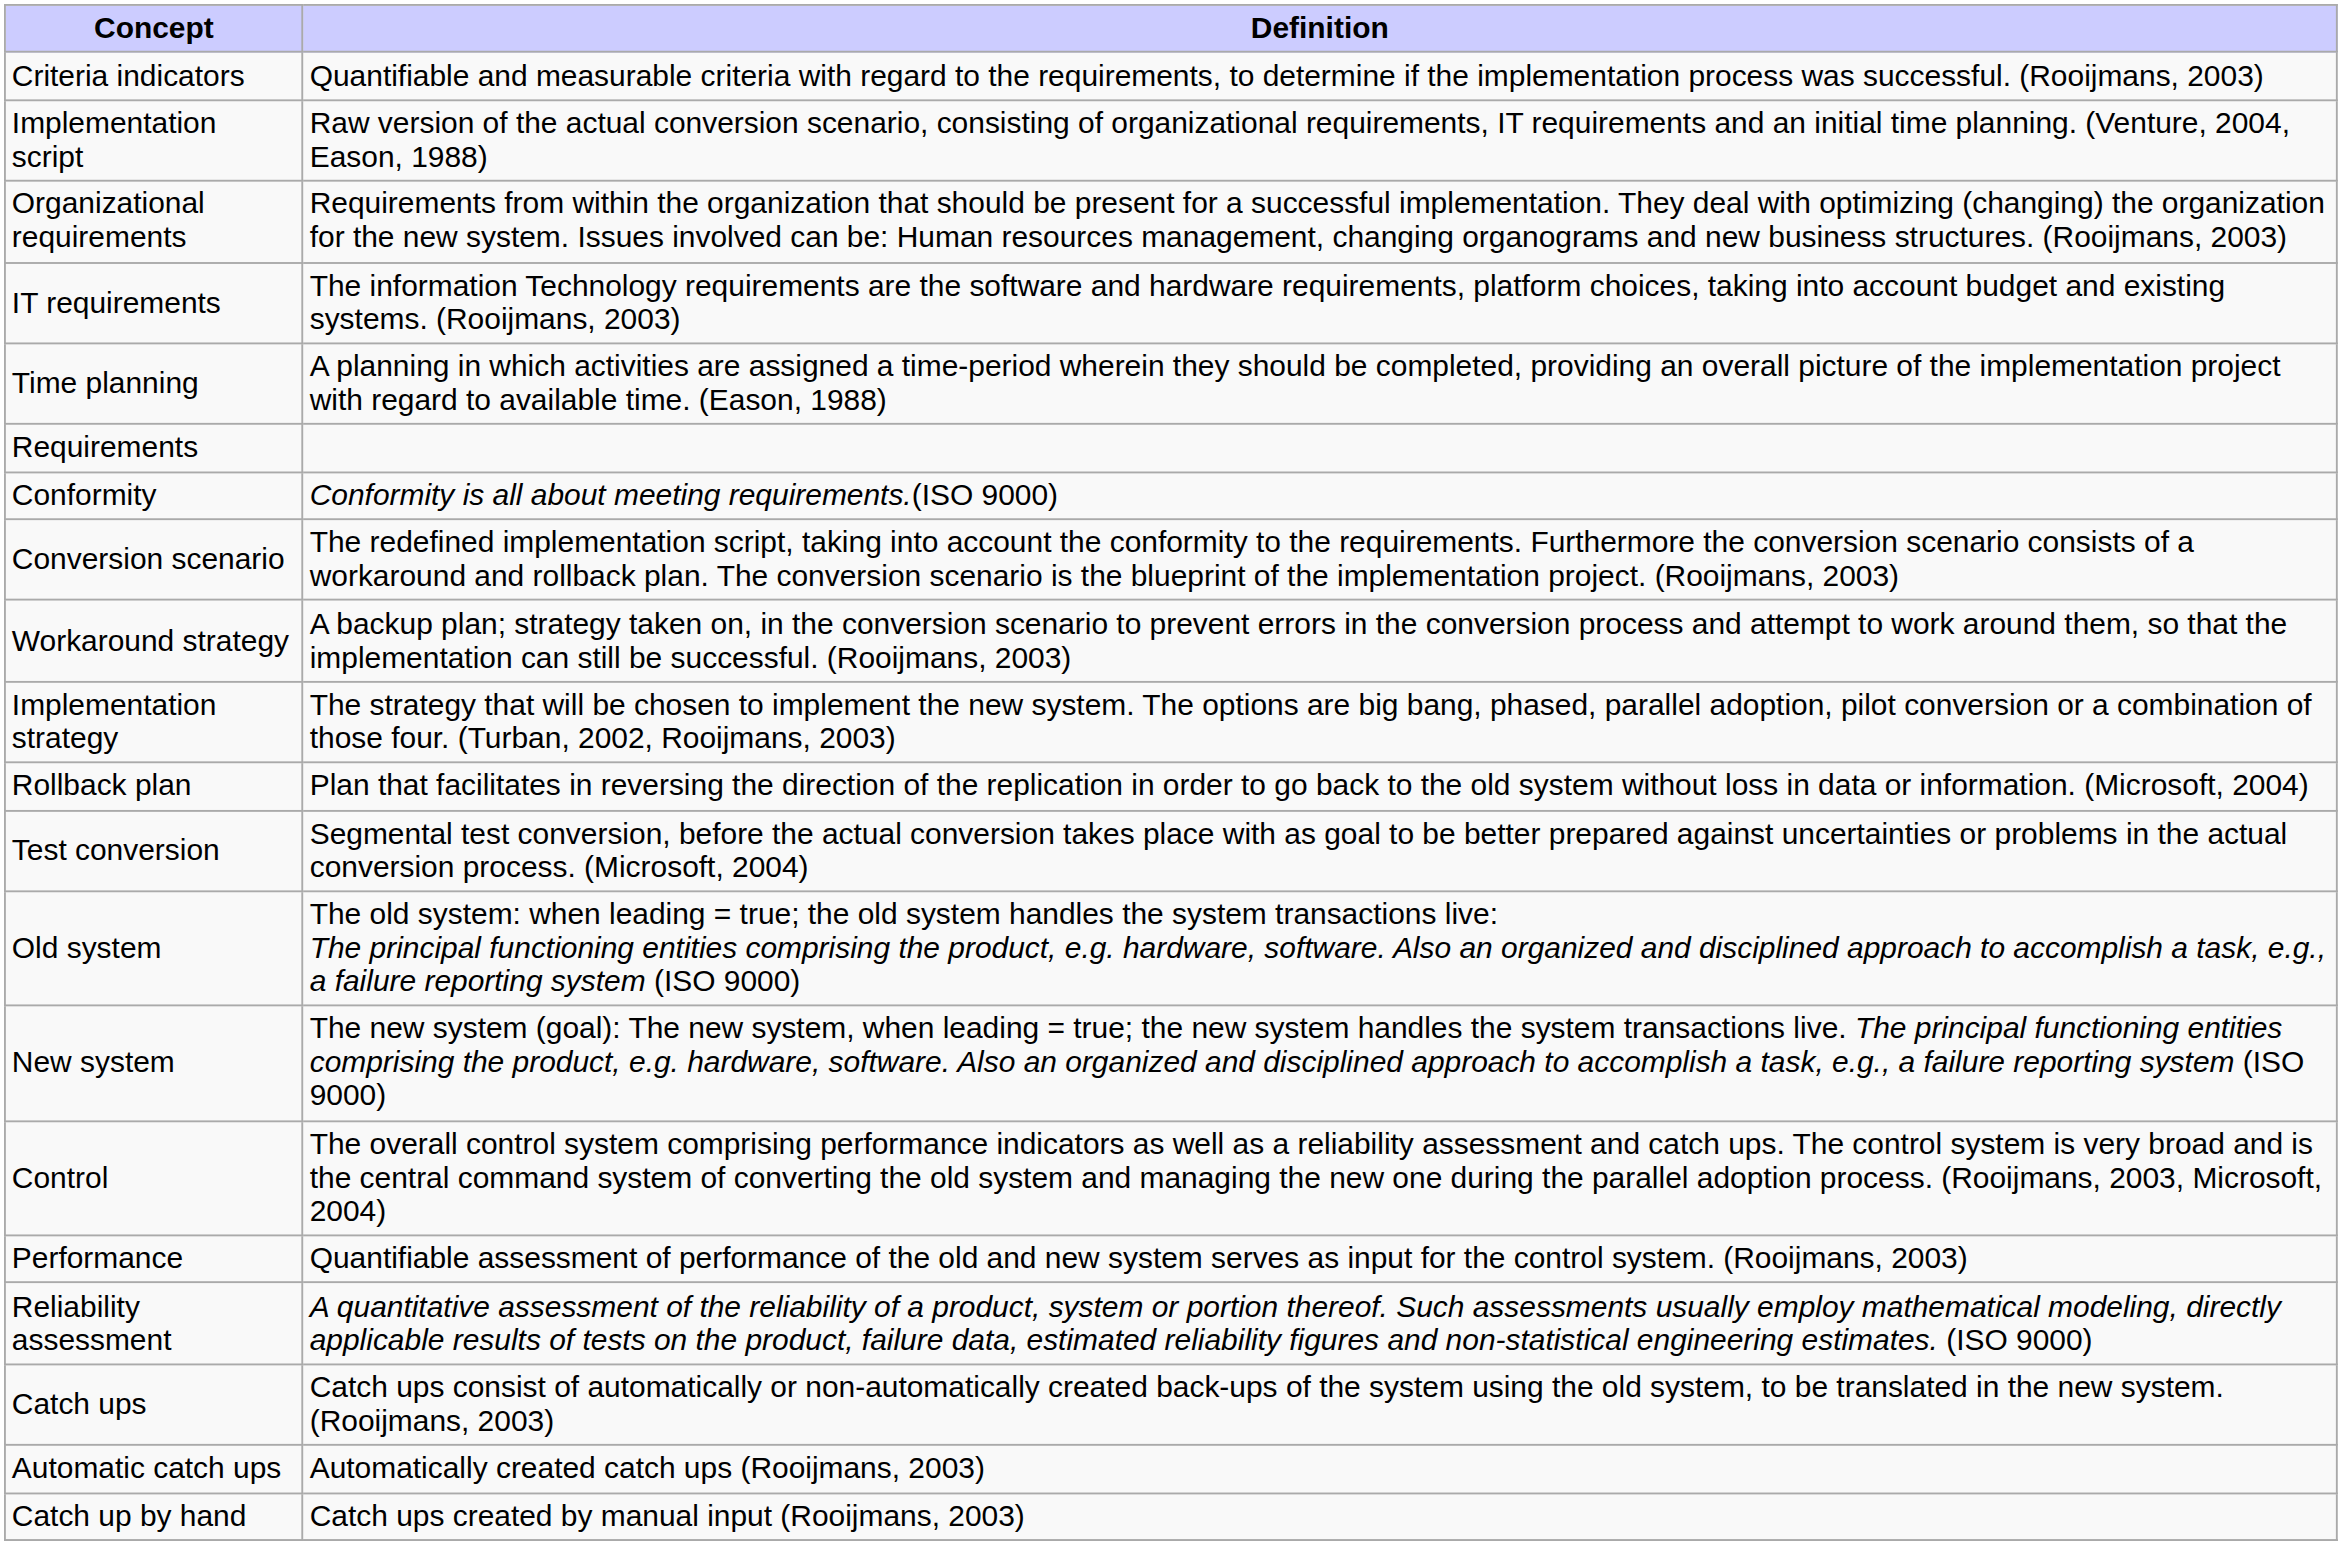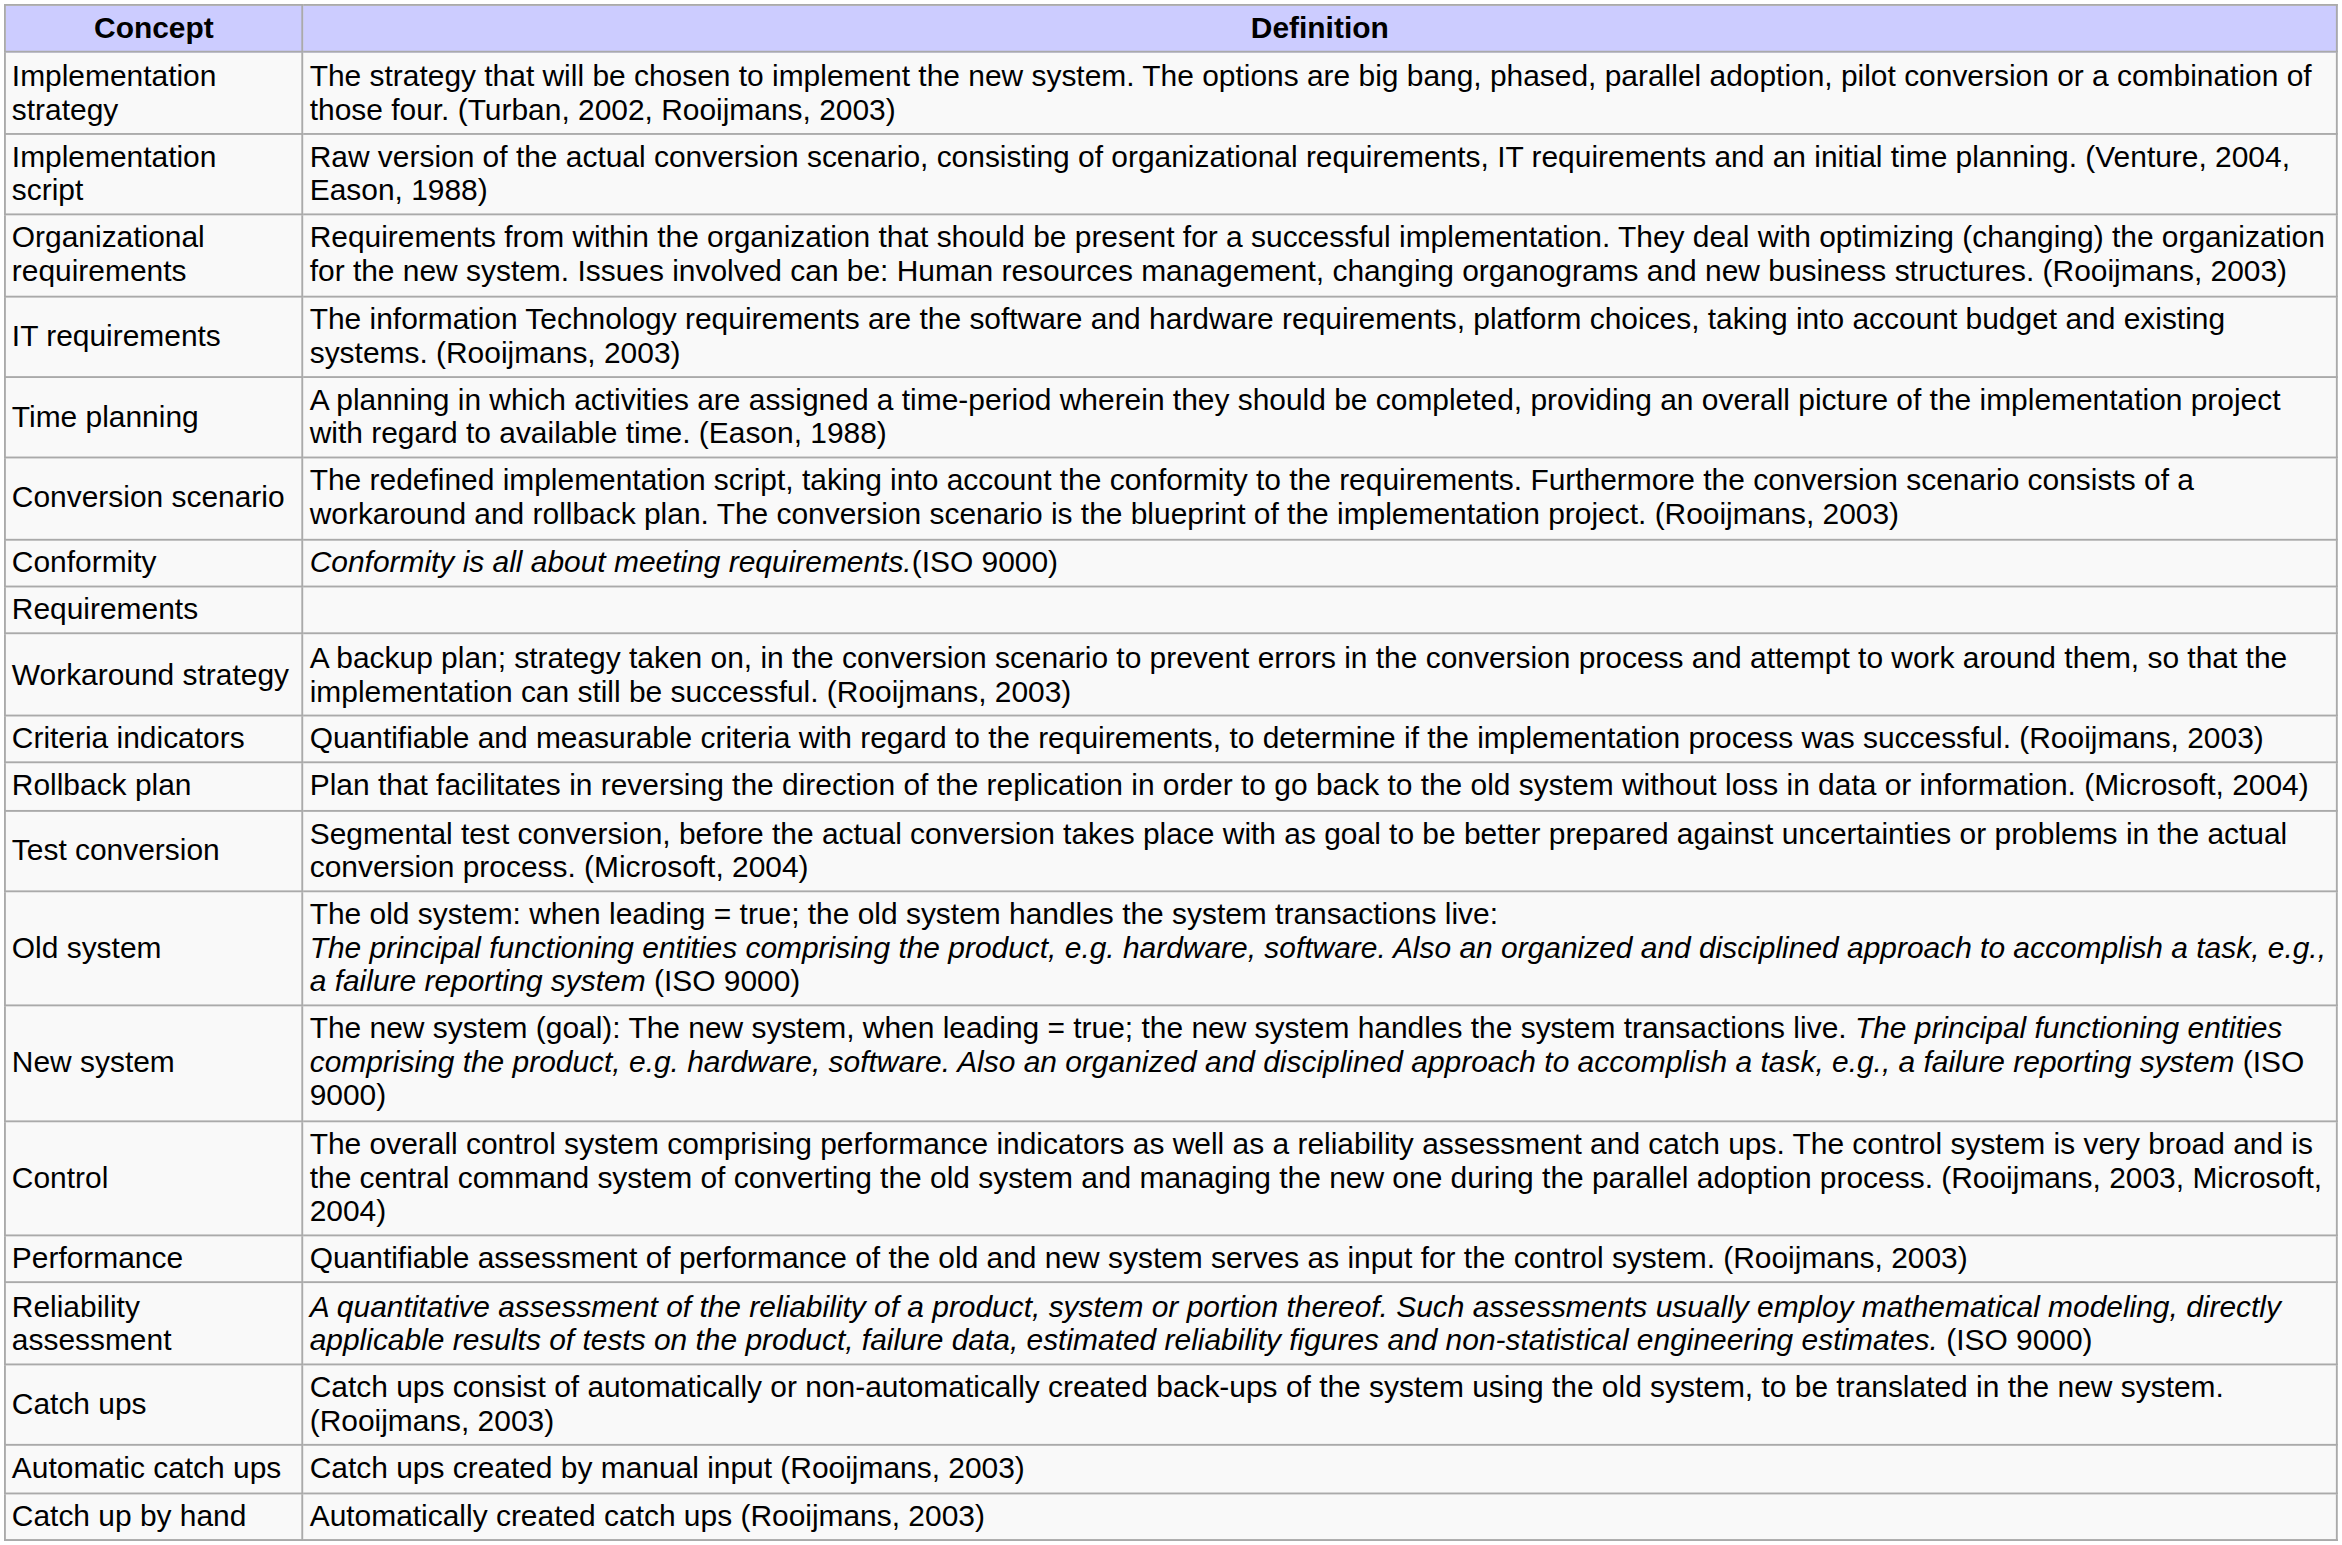rows swapped: (114, 721) <-> (128, 75)
rows swapped: (105, 447) <-> (148, 559)
(647, 1468) Automatically created catch ups (Rooijmans, 2003) -> (667, 1468) Catch ups created by manual input (Rooijmans, 2003)
(667, 1515) Catch ups created by manual input (Rooijmans, 2003) -> (647, 1515) Automatically created catch ups (Rooijmans, 2003)
